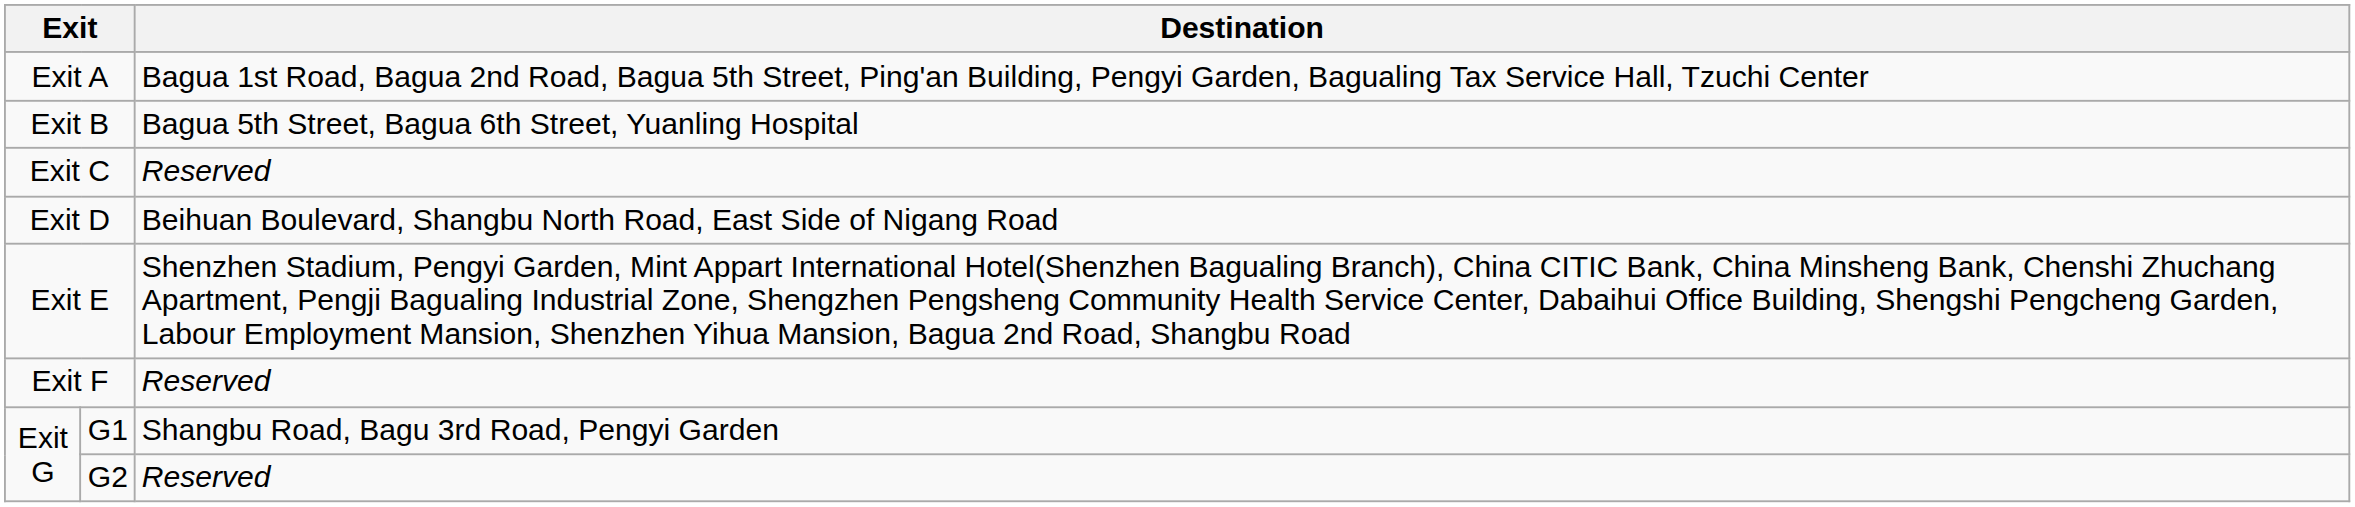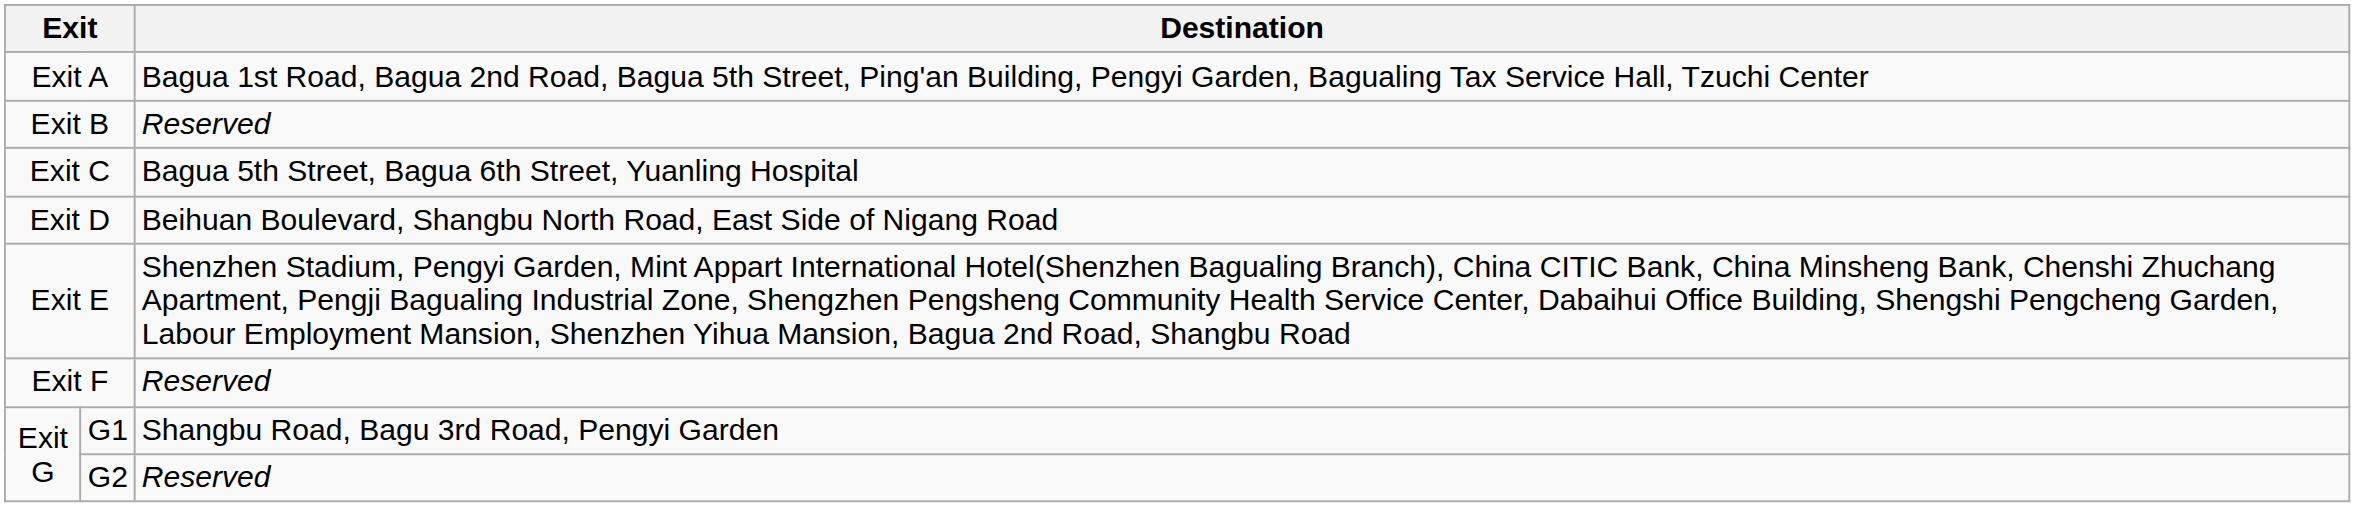(500, 123) Bagua 5th Street, Bagua 6th Street, Yuanling Hospital -> (206, 123) Reserved
(206, 171) Reserved -> (500, 171) Bagua 5th Street, Bagua 6th Street, Yuanling Hospital
